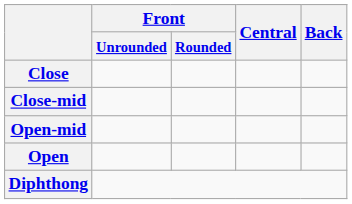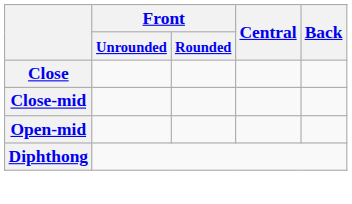- row: (48, 156)
